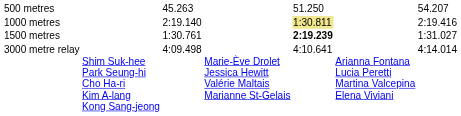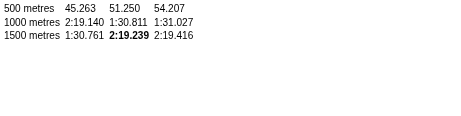(312, 22) khaki background -> (128, 22) no background
(437, 22) 2:19.416 -> (174, 22) 1:31.027
(437, 36) 1:31.027 -> (174, 36) 2:19.416
- row: (42, 50)
